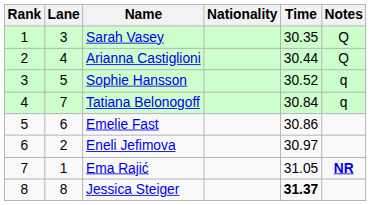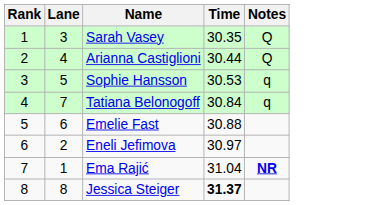- column: (242, 15)
(301, 80) 30.52 -> (224, 80) 30.53
(301, 124) 30.86 -> (224, 124) 30.88
(301, 168) 31.05 -> (224, 168) 31.04
